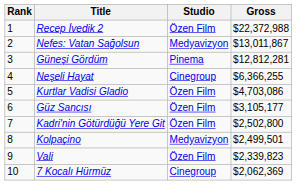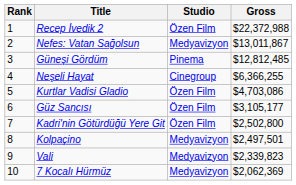(261, 60) $12,812,281 -> (261, 60) $12,812,485
(258, 140) $2,499,501 -> (258, 140) $2,497,501
(193, 156) Özen Film -> (199, 156) Medyavizyon
(193, 172) Cinegroup -> (199, 172) Medyavizyon
